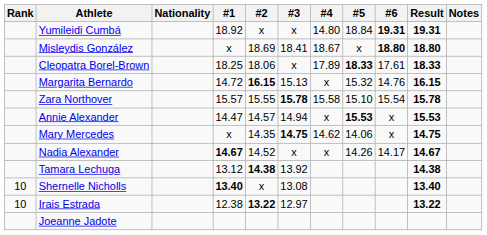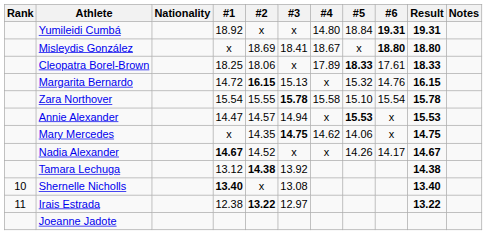(229, 100) 15.57 -> (229, 100) 15.54
(20, 204) 10 -> (20, 204) 11
